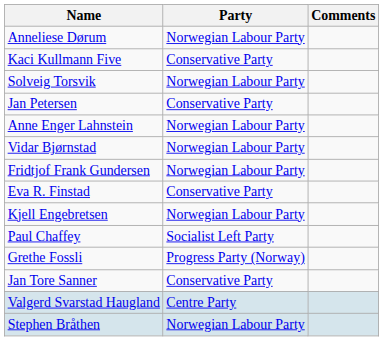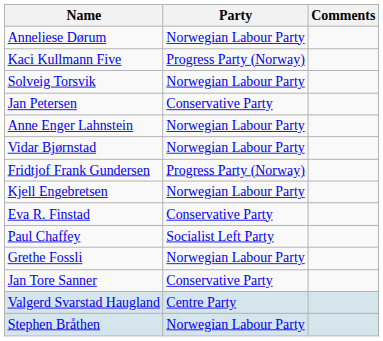(220, 59) Conservative Party -> (236, 59) Progress Party (Norway)
(236, 170) Norwegian Labour Party -> (236, 170) Progress Party (Norway)
rows swapped: (58, 214) <-> (49, 192)
(236, 258) Progress Party (Norway) -> (236, 258) Norwegian Labour Party
